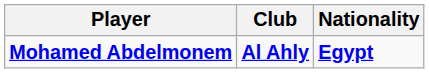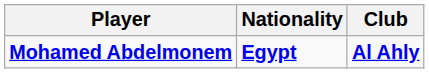columns swapped: (369, 20) <-> (275, 20)
